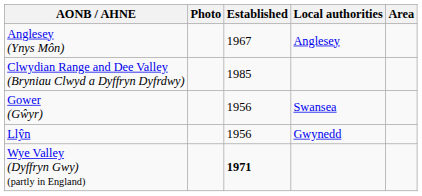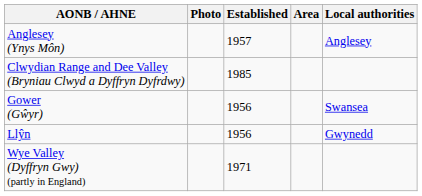columns swapped: (401, 14) <-> (338, 14)
(239, 40) 1967 -> (239, 40) 1957
(239, 167) bold -> (239, 167) normal
